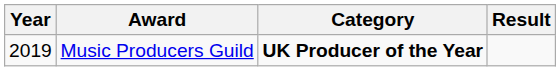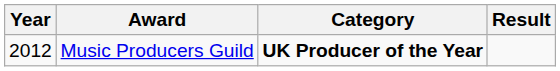(30, 50) 2019 -> (30, 50) 2012
